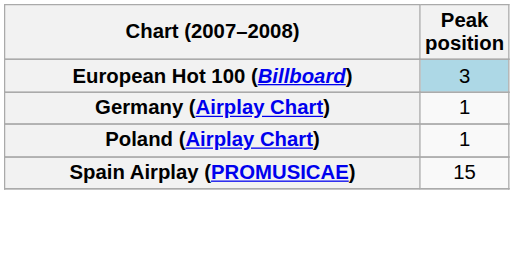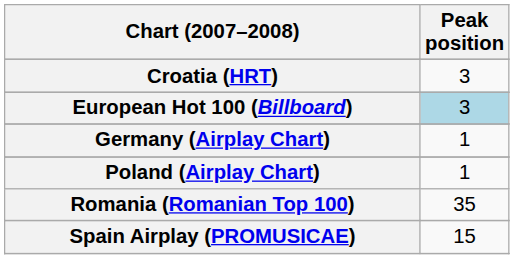+ row: (213, 75)
+ row: (213, 204)
